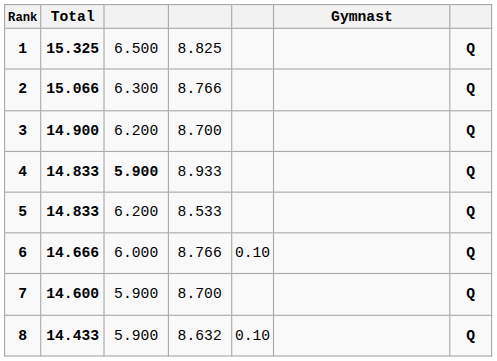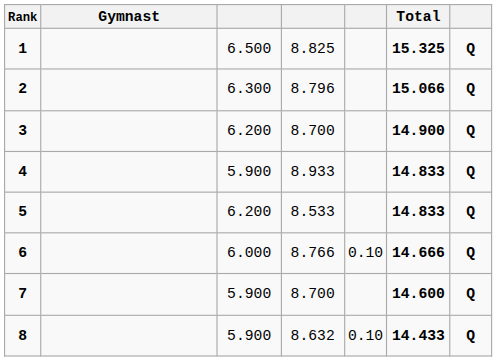columns swapped: (362, 17) <-> (73, 17)
(200, 90) 8.766 -> (313, 90) 8.796
(136, 172) bold -> (249, 172) normal
